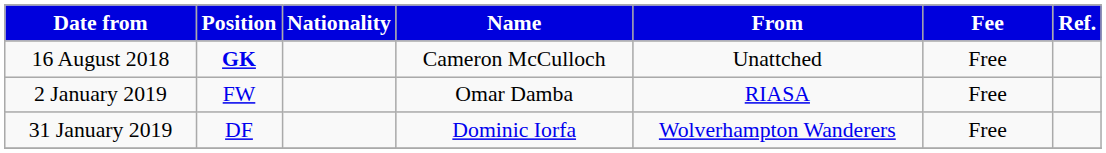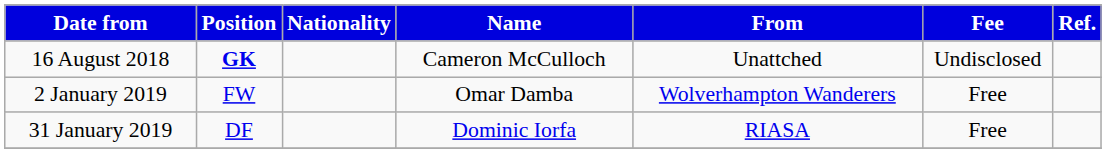(988, 58) Free -> (988, 58) Undisclosed
(777, 94) RIASA -> (777, 94) Wolverhampton Wanderers
(777, 130) Wolverhampton Wanderers -> (777, 130) RIASA
